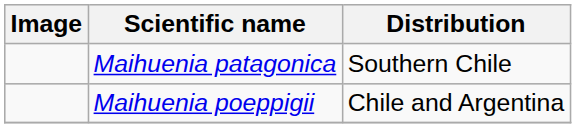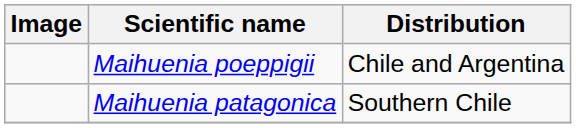rows swapped: (215, 63) <-> (204, 102)
